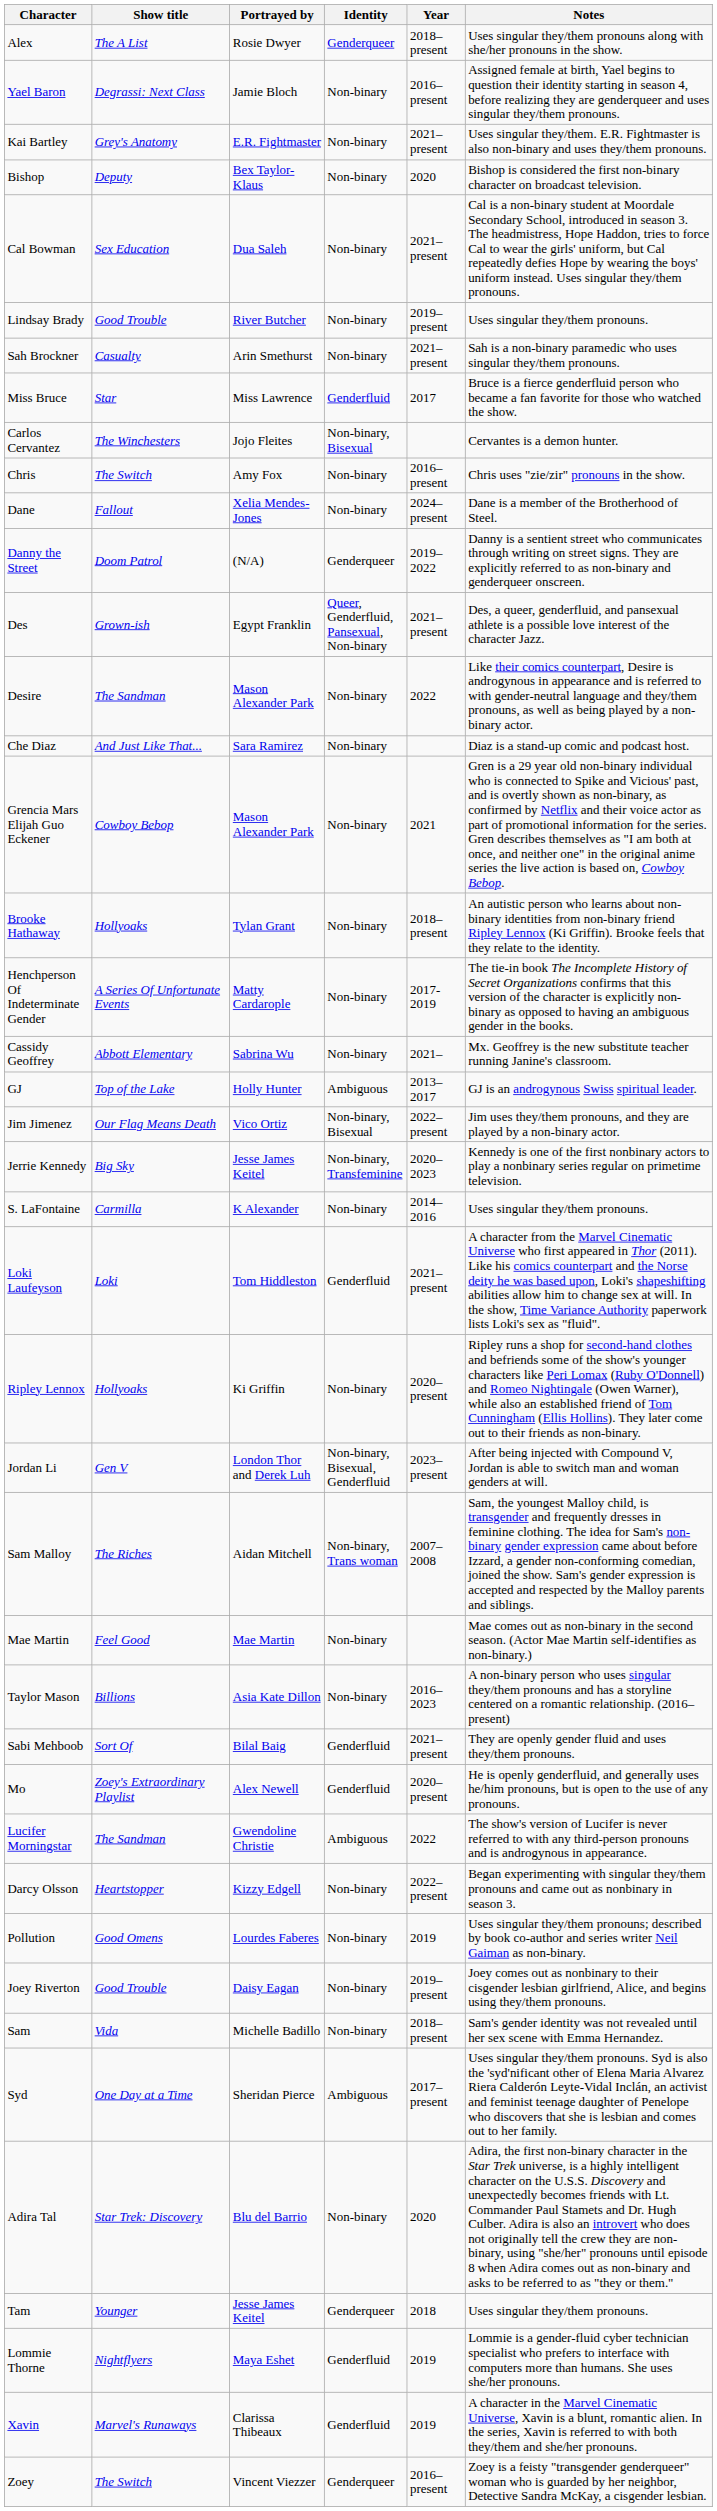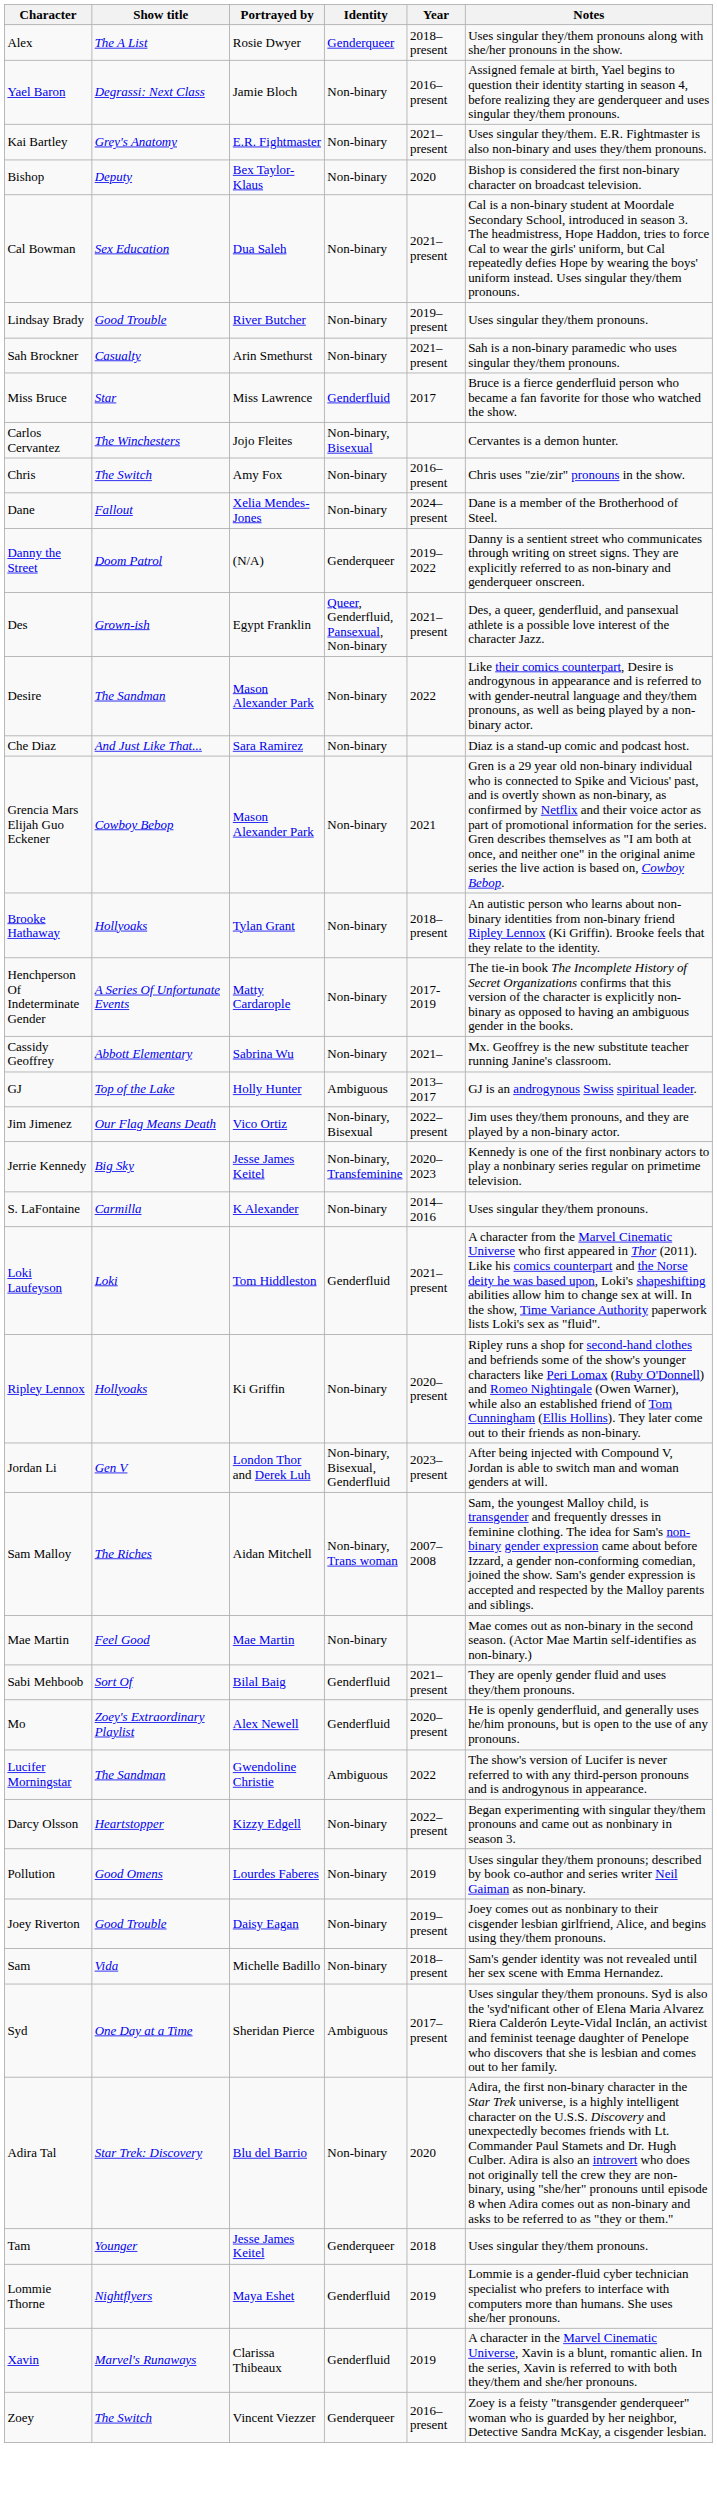- row: (43, 1697)
